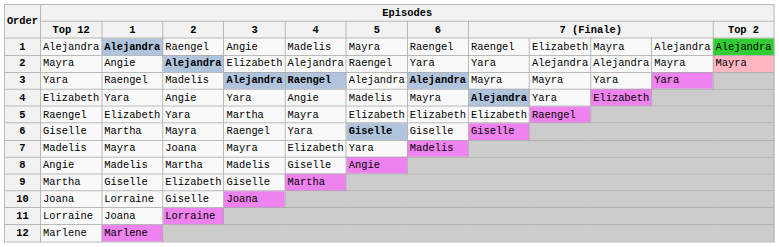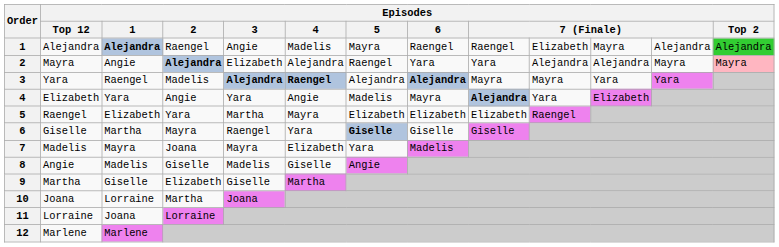(184, 165) Martha -> (187, 165) Giselle
(187, 199) Giselle -> (184, 199) Martha
